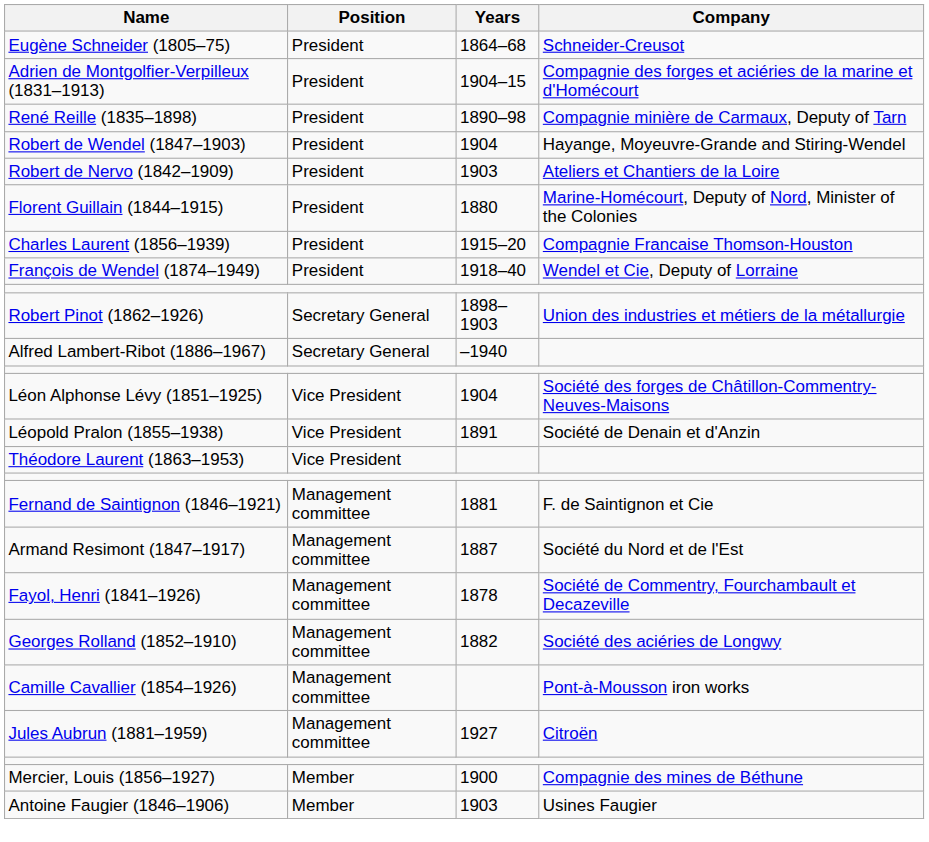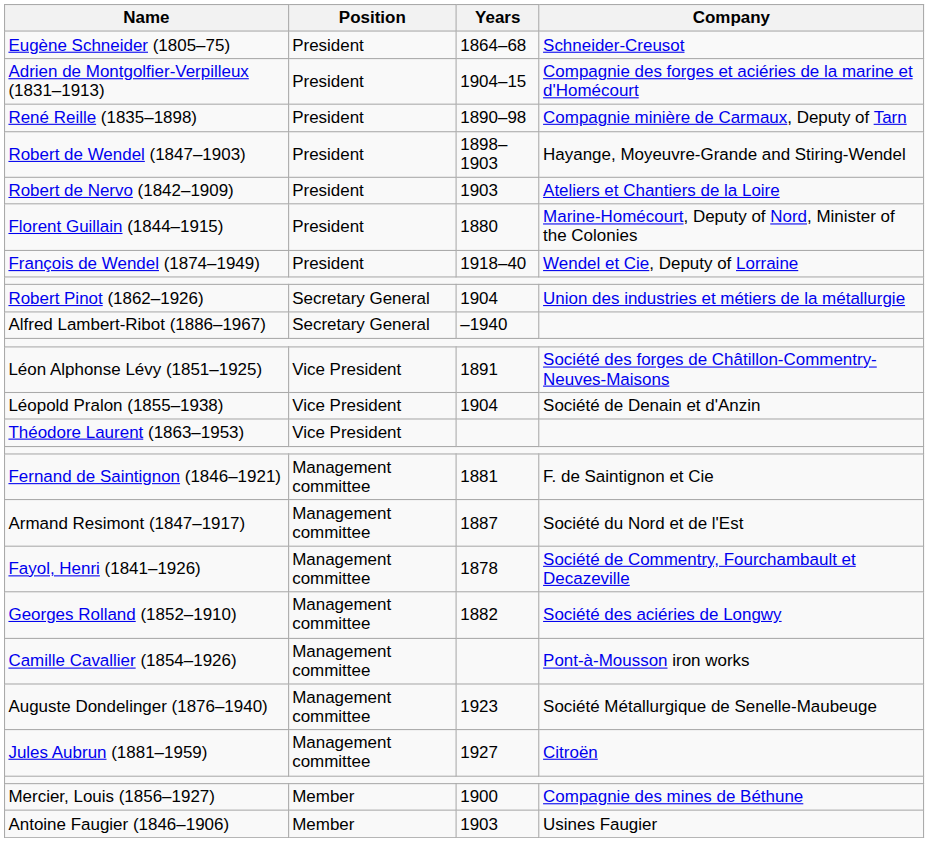(479, 144) 1904 -> (484, 154) 1898–1903
- row: (119, 244)
(484, 315) 1898–1903 -> (479, 298) 1904
(479, 396) 1904 -> (479, 369) 1891
(479, 432) 1891 -> (479, 405) 1904
+ row: (138, 706)
